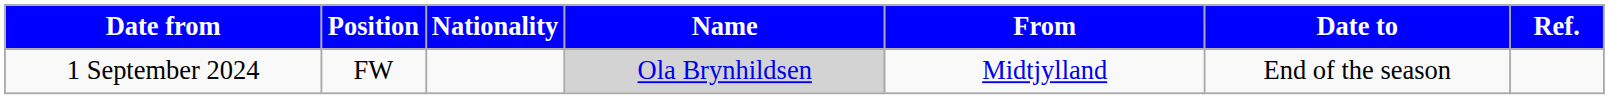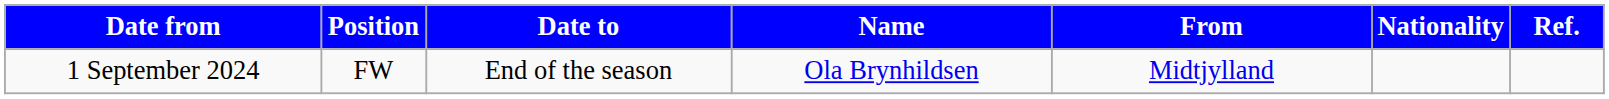columns swapped: (495, 26) <-> (1357, 26)
(725, 70) lightgrey background -> (892, 70) no background
